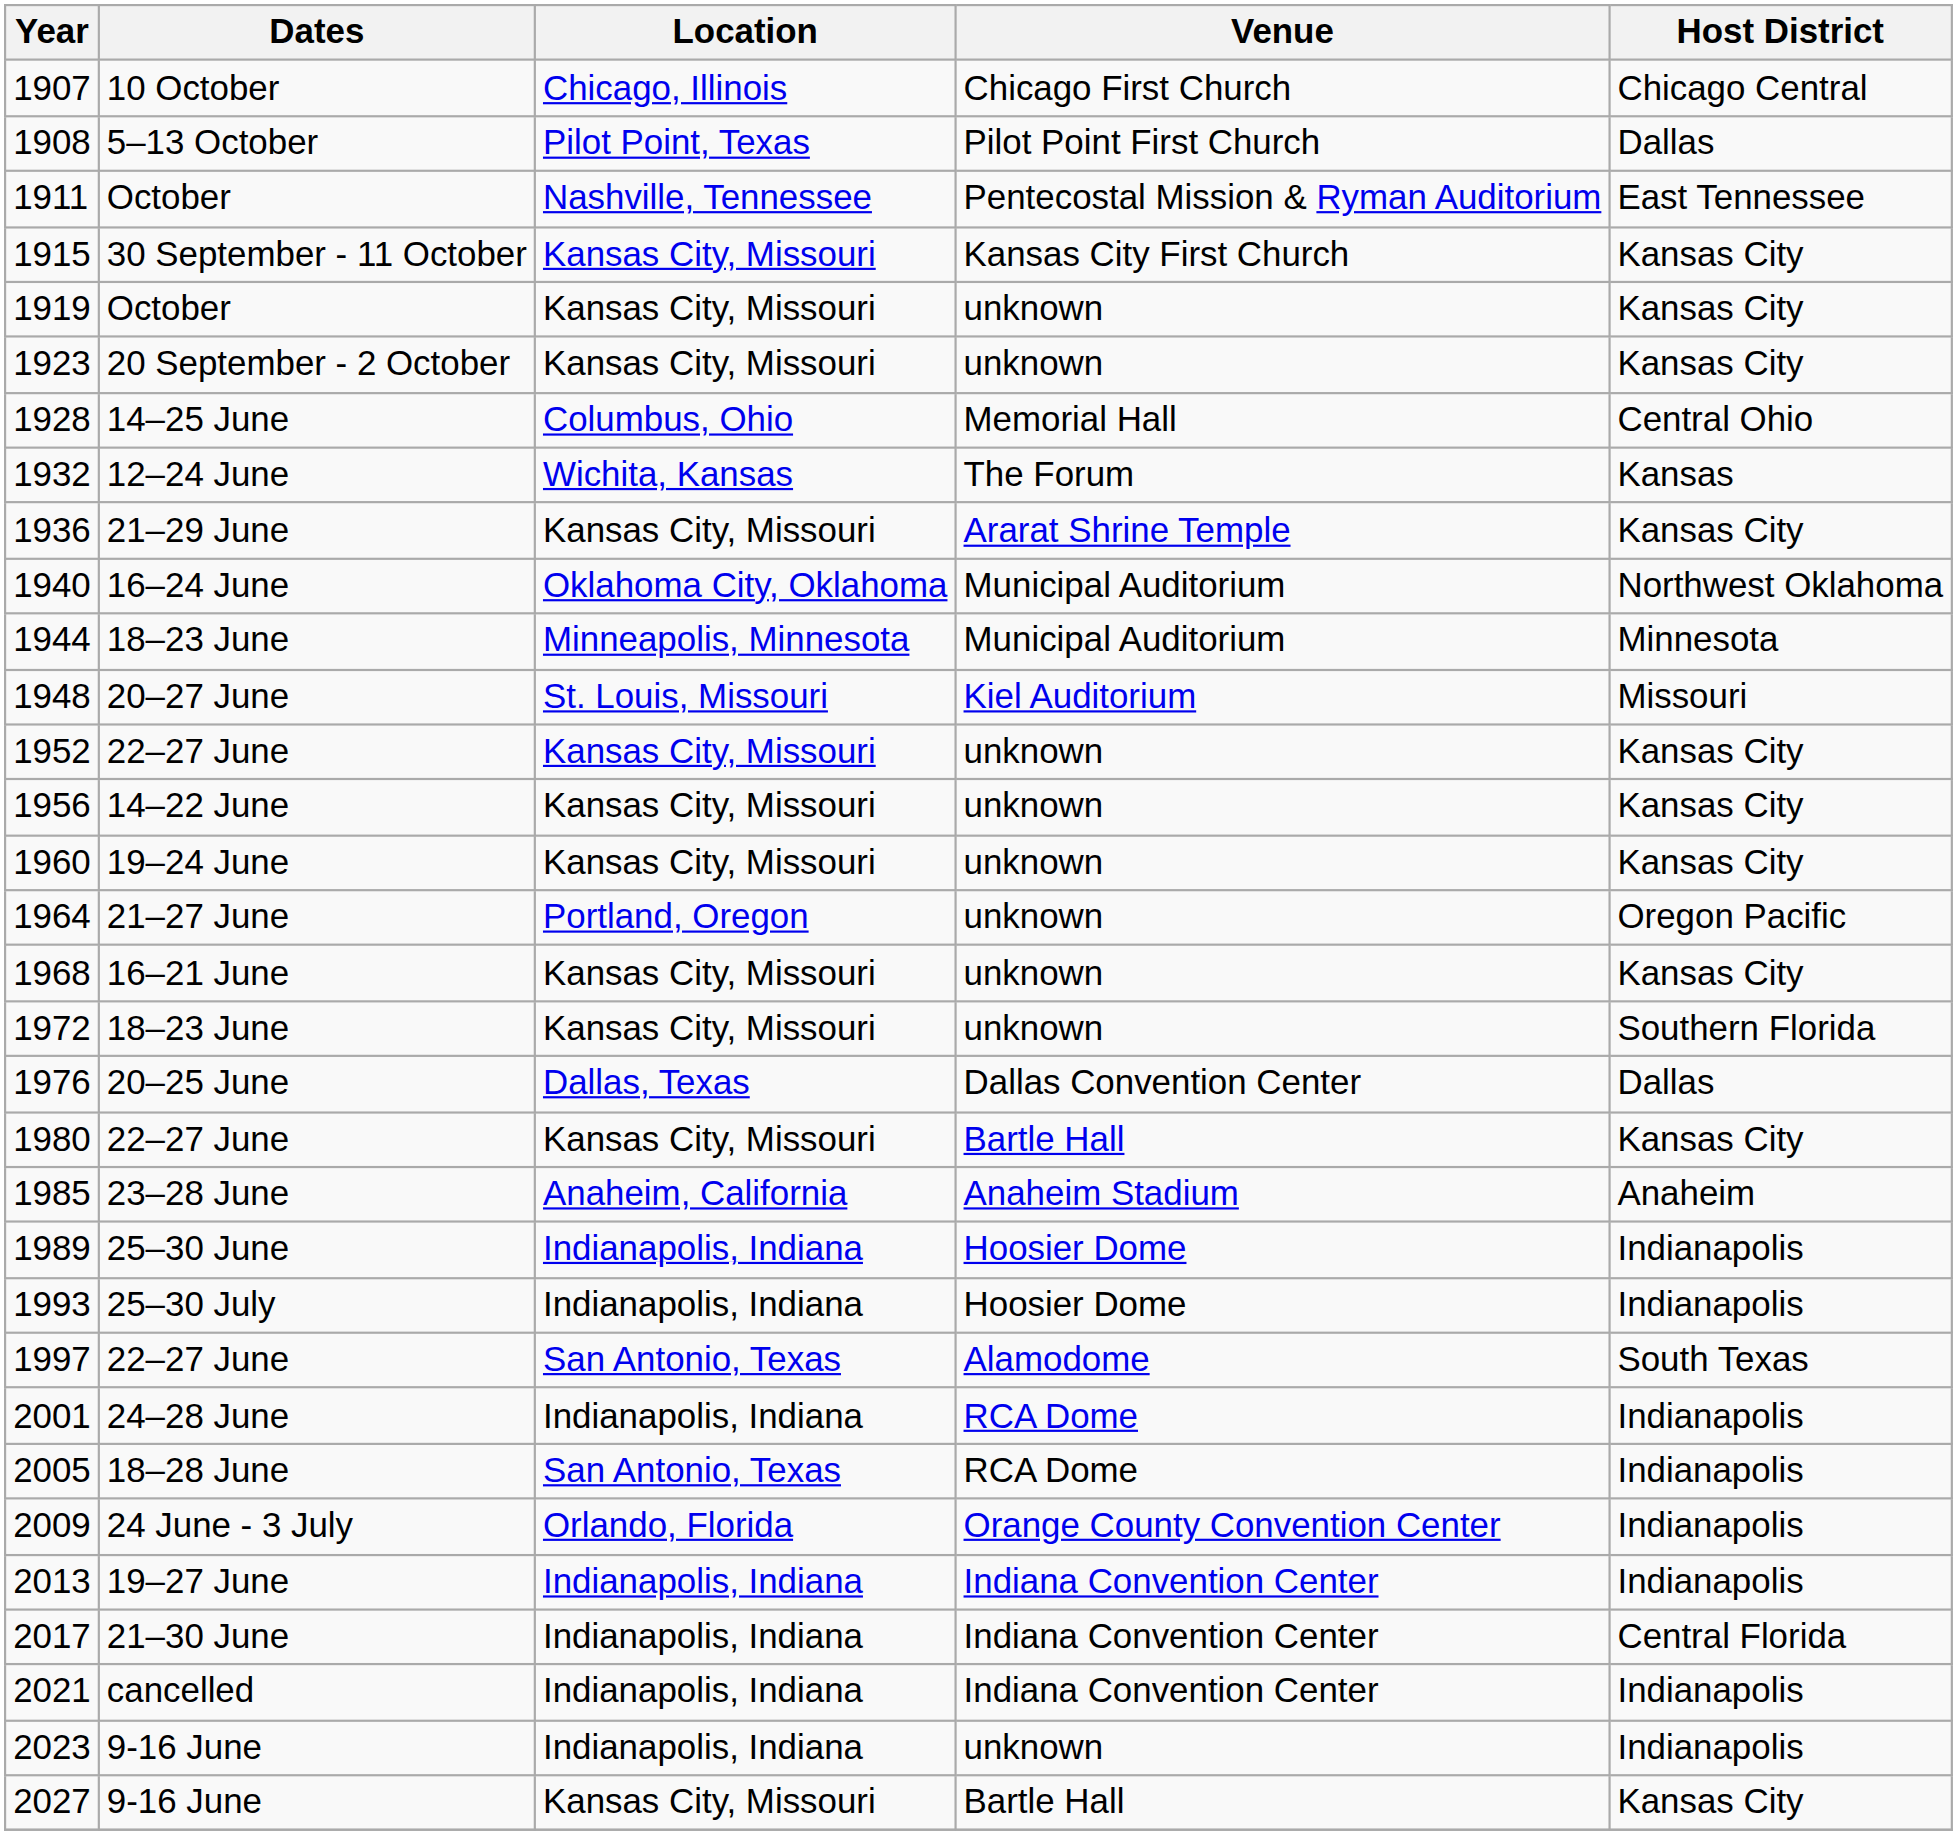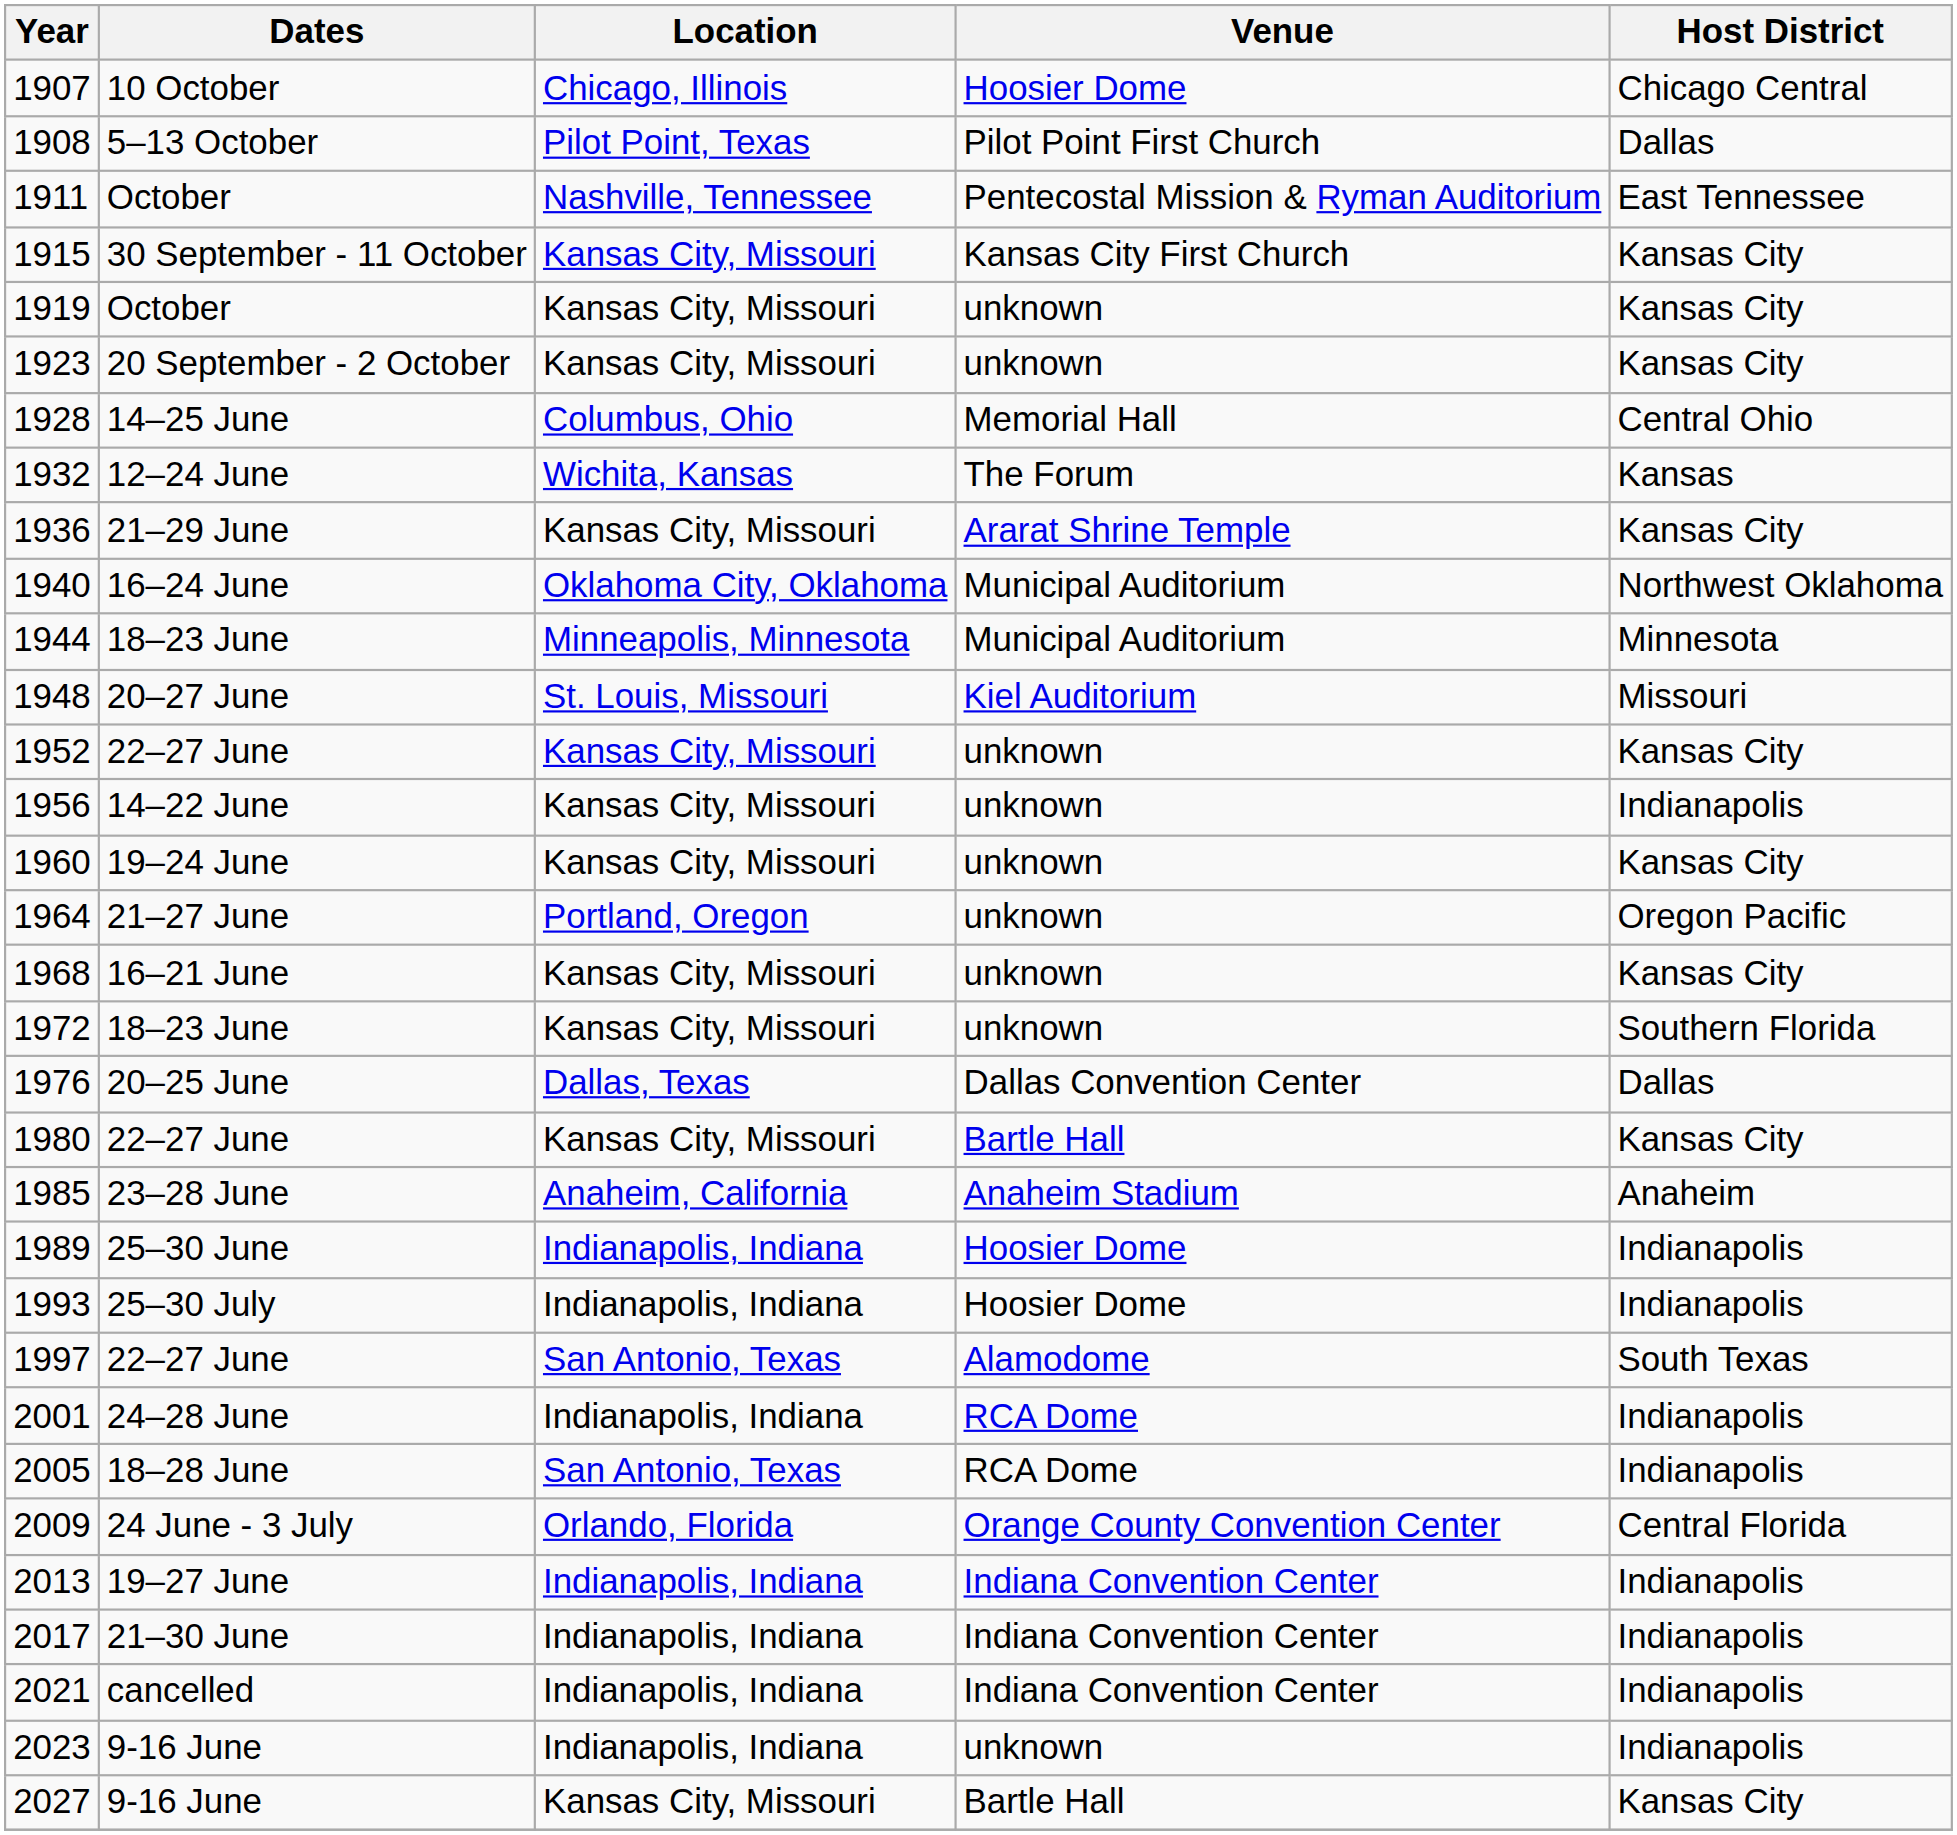(1127, 87) Chicago First Church -> (1075, 87) Hoosier Dome
(1710, 806) Kansas City -> (1711, 806) Indianapolis
(1711, 1525) Indianapolis -> (1732, 1525) Central Florida
(1732, 1636) Central Florida -> (1711, 1636) Indianapolis
